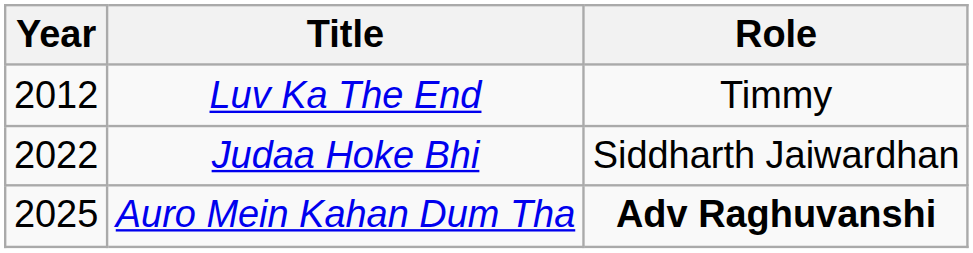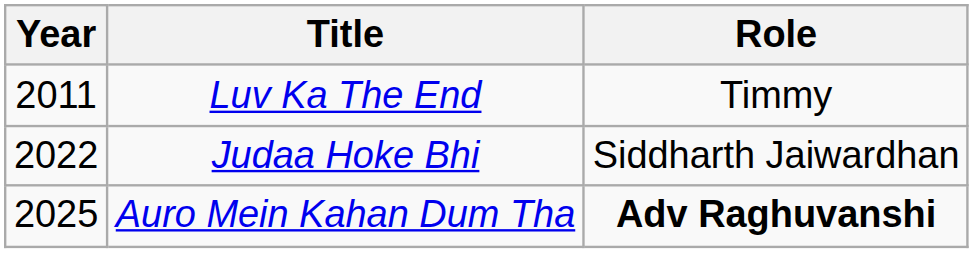(56, 94) 2012 -> (56, 94) 2011
